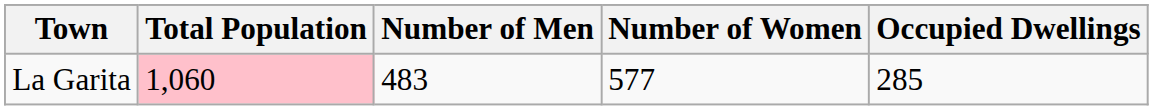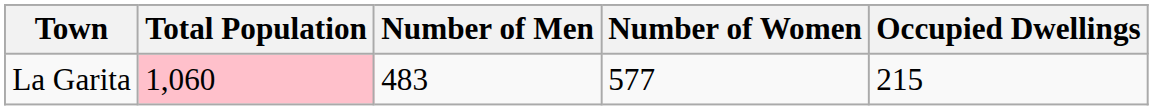(900, 78) 285 -> (900, 78) 215
